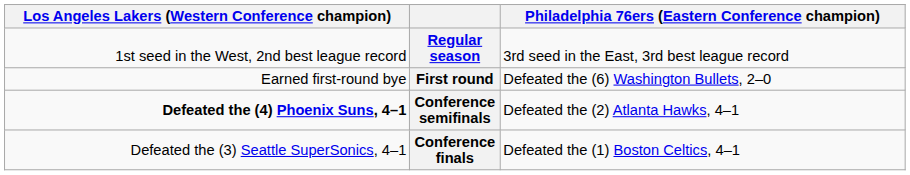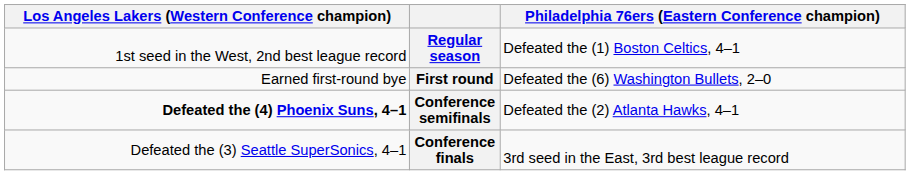(646, 56) 3rd seed in the East, 3rd best league record -> (622, 48) Defeated the (1) Boston Celtics, 4–1
(622, 150) Defeated the (1) Boston Celtics, 4–1 -> (646, 158) 3rd seed in the East, 3rd best league record
